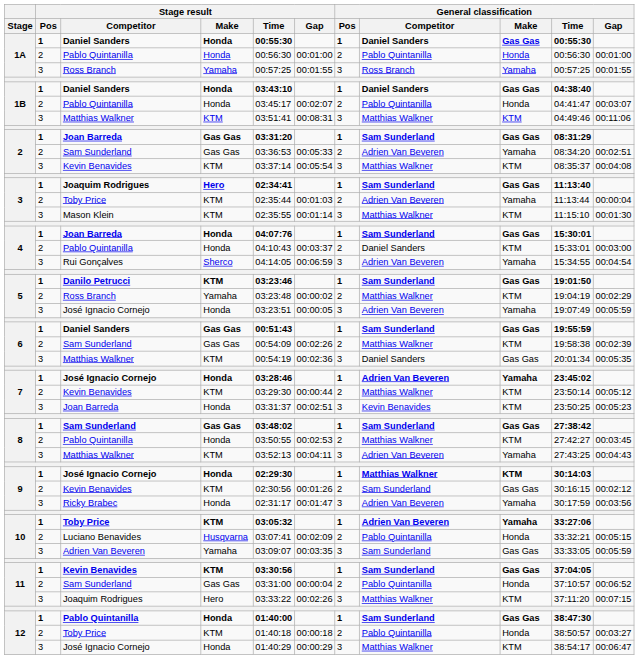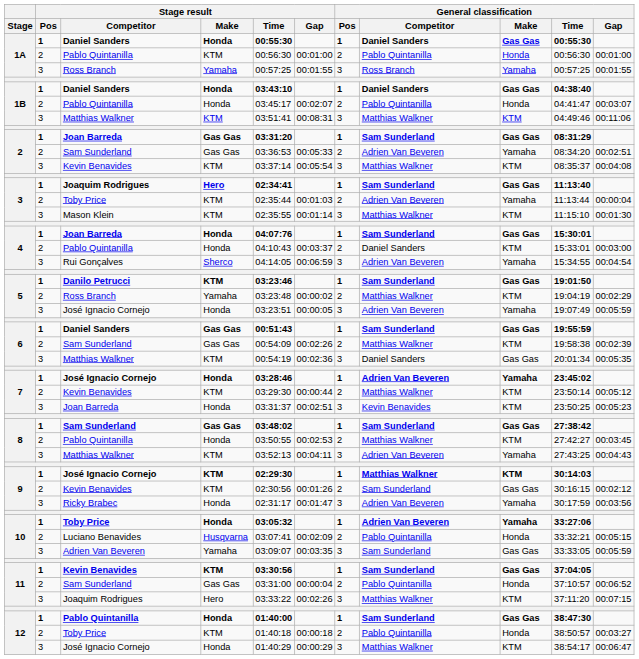(217, 55) Honda -> (213, 55) KTM
(218, 473) Honda -> (213, 473) KTM
(213, 521) KTM -> (218, 521) Honda
